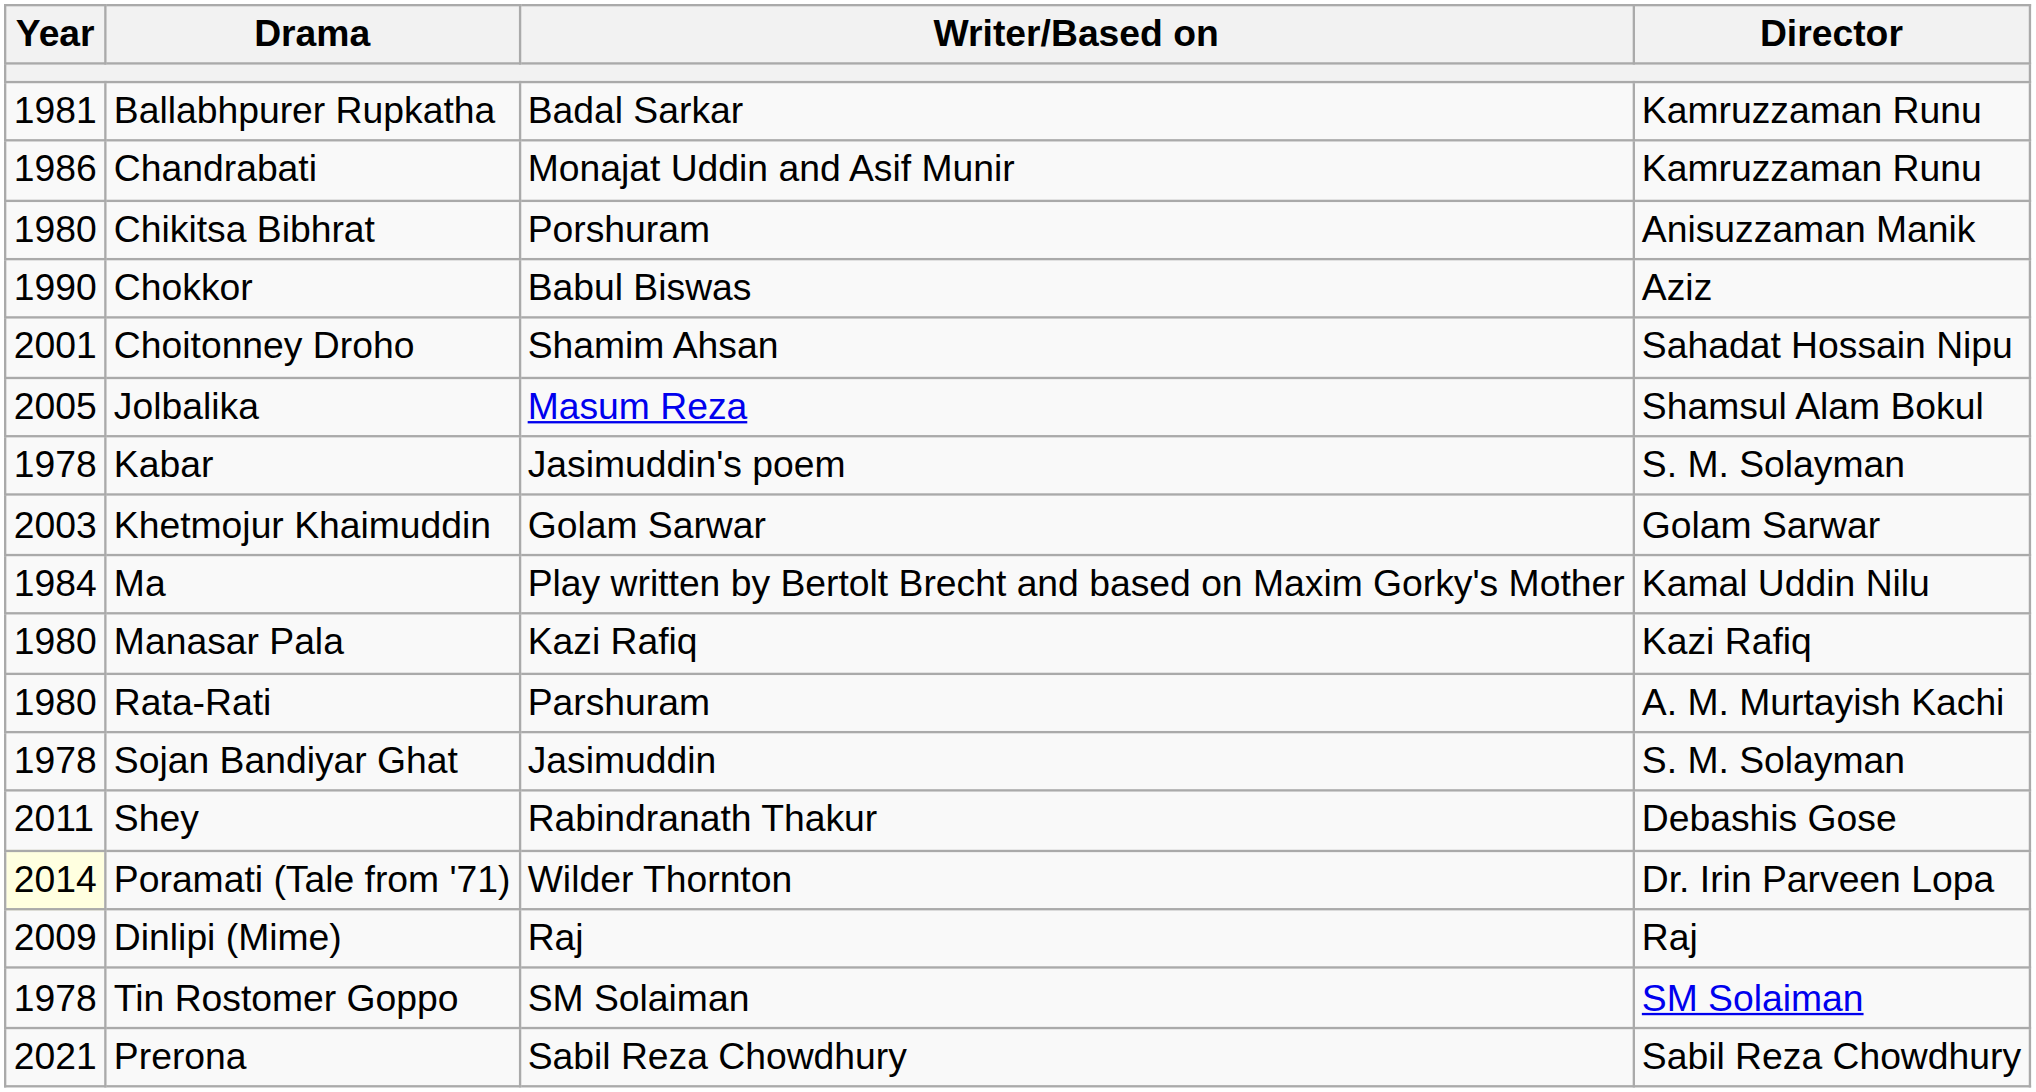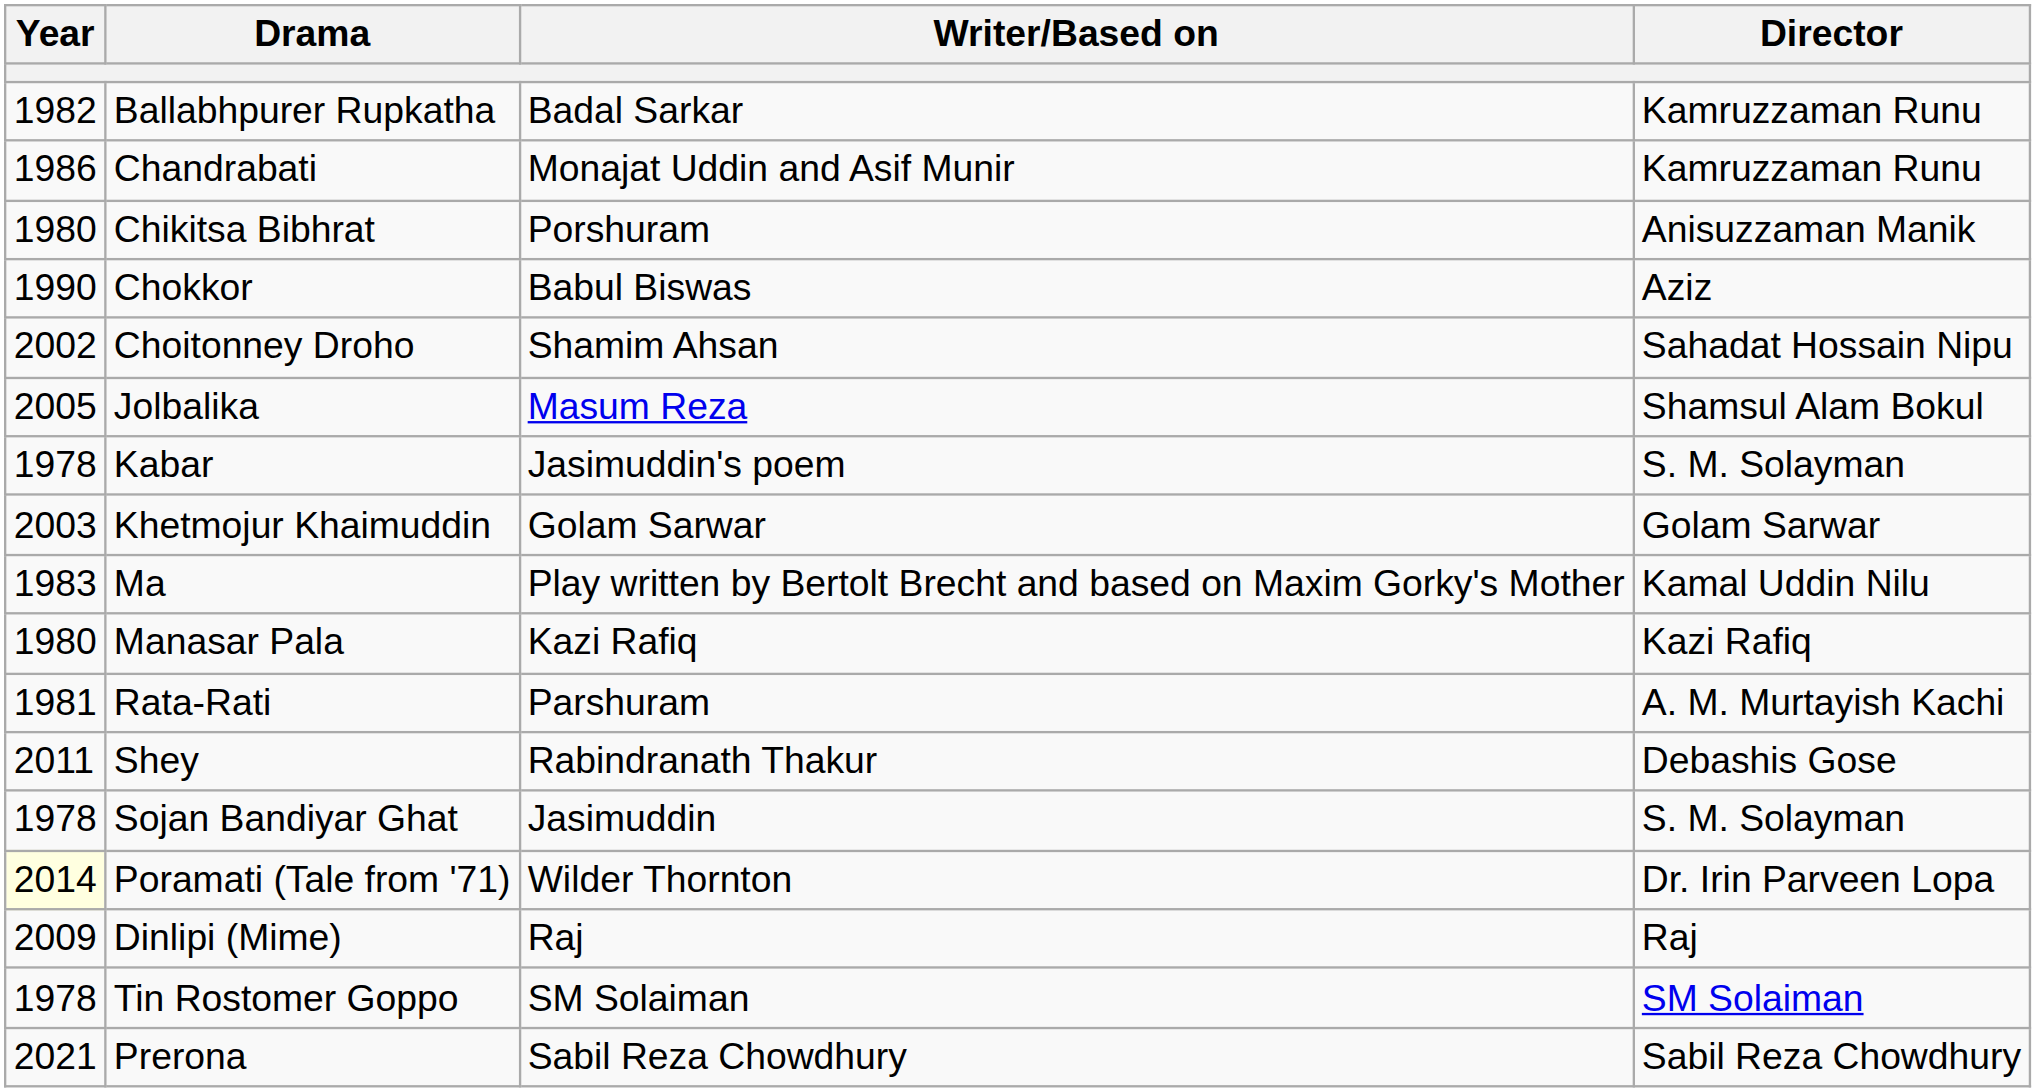(55, 110) 1981 -> (55, 110) 1982
(55, 346) 2001 -> (55, 346) 2002
(55, 583) 1984 -> (55, 583) 1983
(55, 701) 1980 -> (55, 701) 1981
rows swapped: (286, 760) <-> (156, 819)
